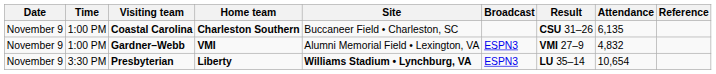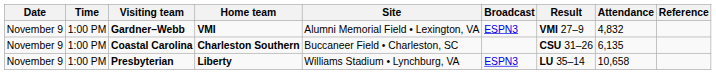rows swapped: (152, 29) <-> (148, 45)
(87, 62) 3:30 PM -> (87, 62) 1:00 PM
(388, 62) bold -> (382, 62) normal
(613, 62) 10,654 -> (613, 62) 10,658
